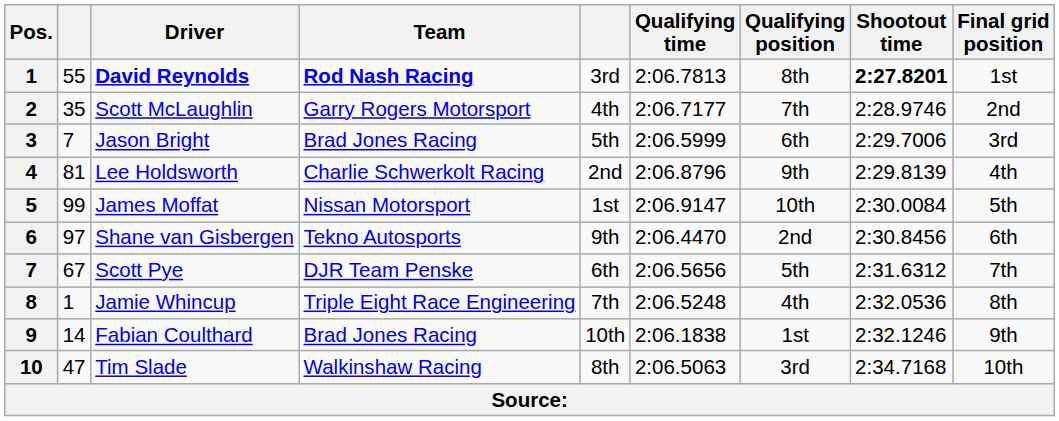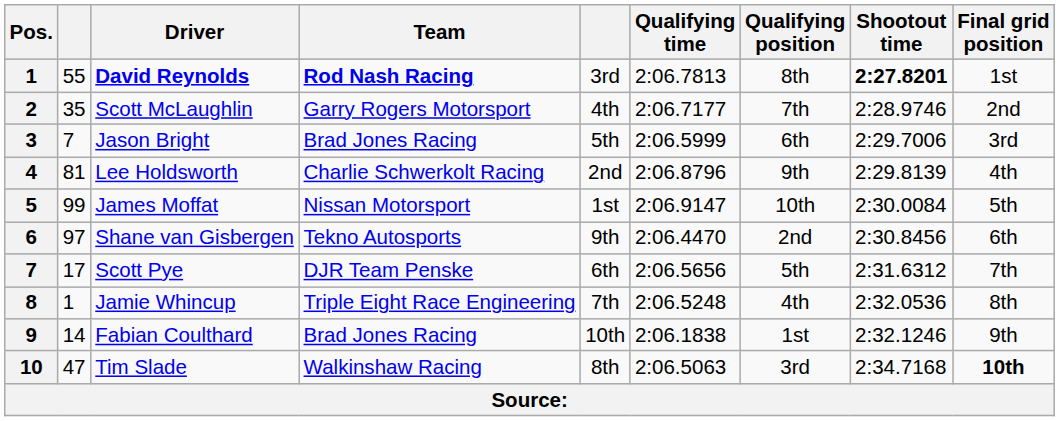(74, 270) 67 -> (74, 270) 17
(1003, 367) normal -> (1003, 367) bold
